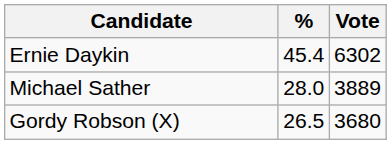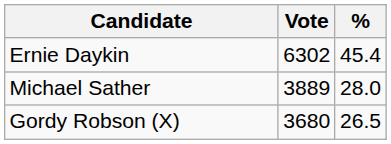columns swapped: (358, 21) <-> (304, 21)
